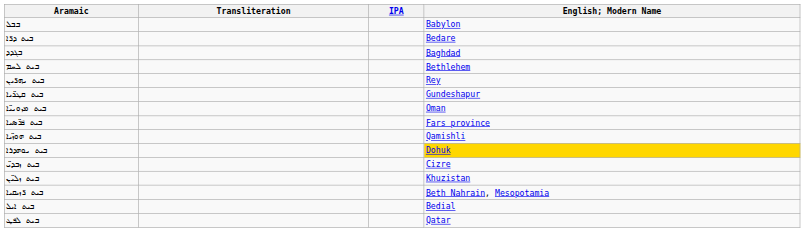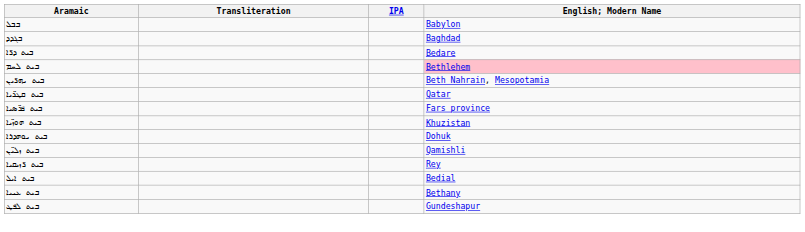rows swapped: (14, 52) <-> (20, 38)
(448, 67) no background -> (448, 67) pink background
(433, 81) Rey -> (488, 81) Beth Nahrain, Mesopotamia
(453, 95) Gundeshapur -> (438, 95) Qatar
- row: (26, 108)
(446, 136) Qamishli -> (448, 122) Khuzistan
(438, 150) gold background -> (438, 136) no background
- row: (23, 164)
(448, 178) Khuzistan -> (446, 150) Qamishli
(488, 192) Beth Nahrain, Mesopotamia -> (433, 164) Rey
+ row: (23, 192)
(438, 220) Qatar -> (453, 206) Gundeshapur
